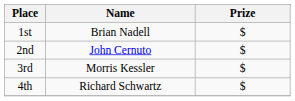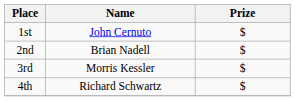(120, 31) Brian Nadell -> (120, 31) John Cernuto
(120, 50) John Cernuto -> (120, 50) Brian Nadell
